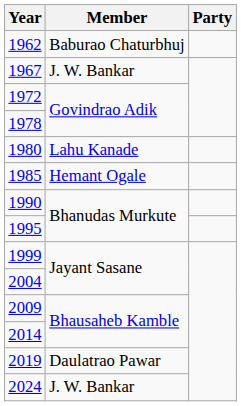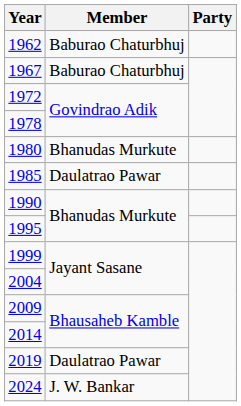(92, 70) J. W. Bankar -> (117, 70) Baburao Chaturbhuj
(94, 149) Lahu Kanade -> (113, 149) Bhanudas Murkute
(98, 176) Hemant Ogale -> (105, 176) Daulatrao Pawar
